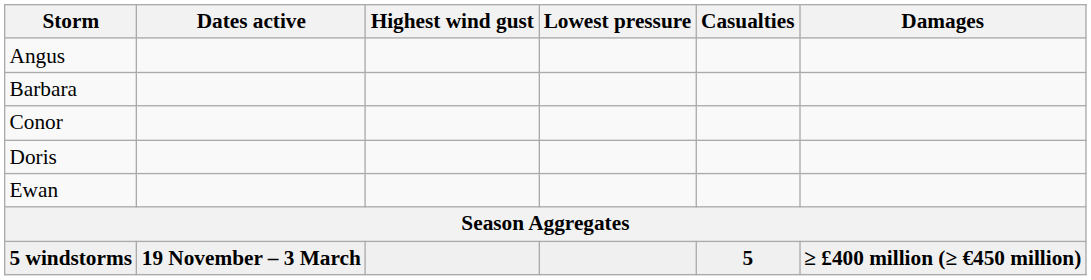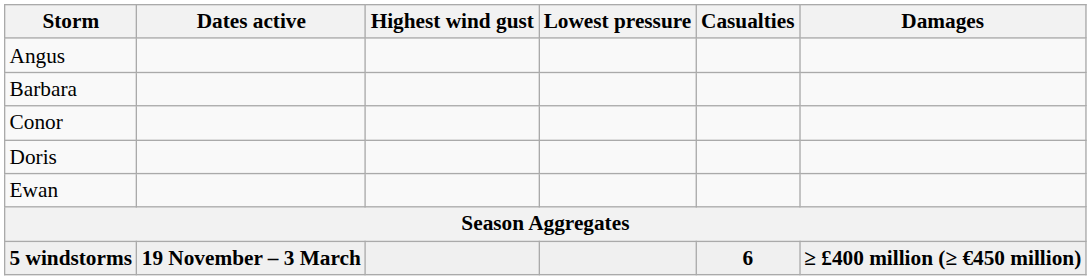(748, 257) 5 -> (748, 257) 6
